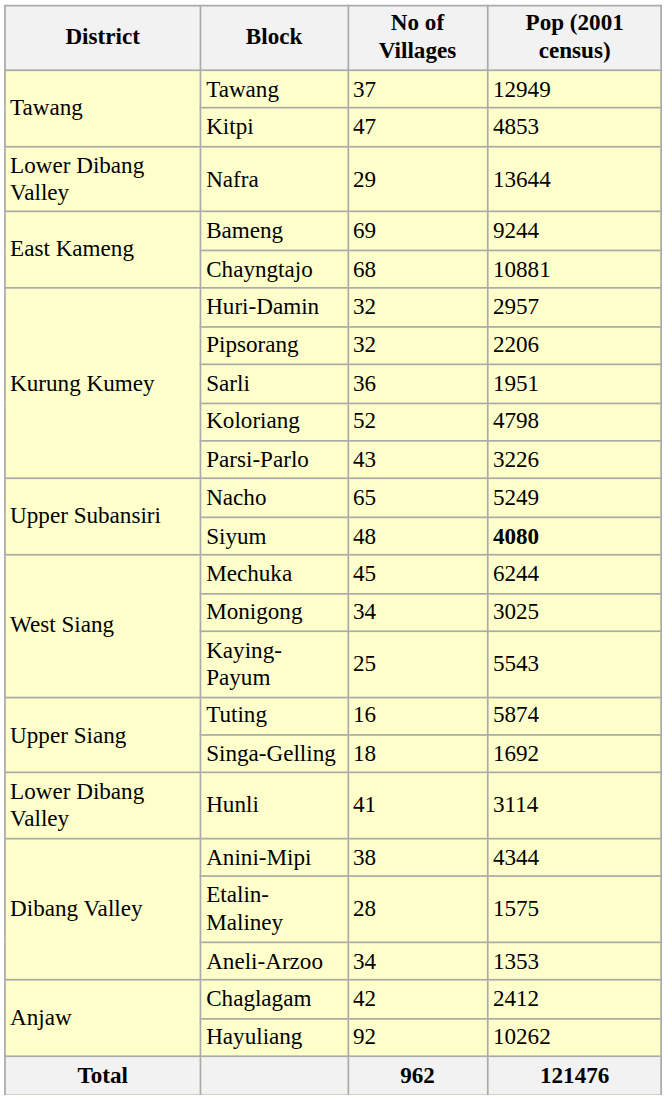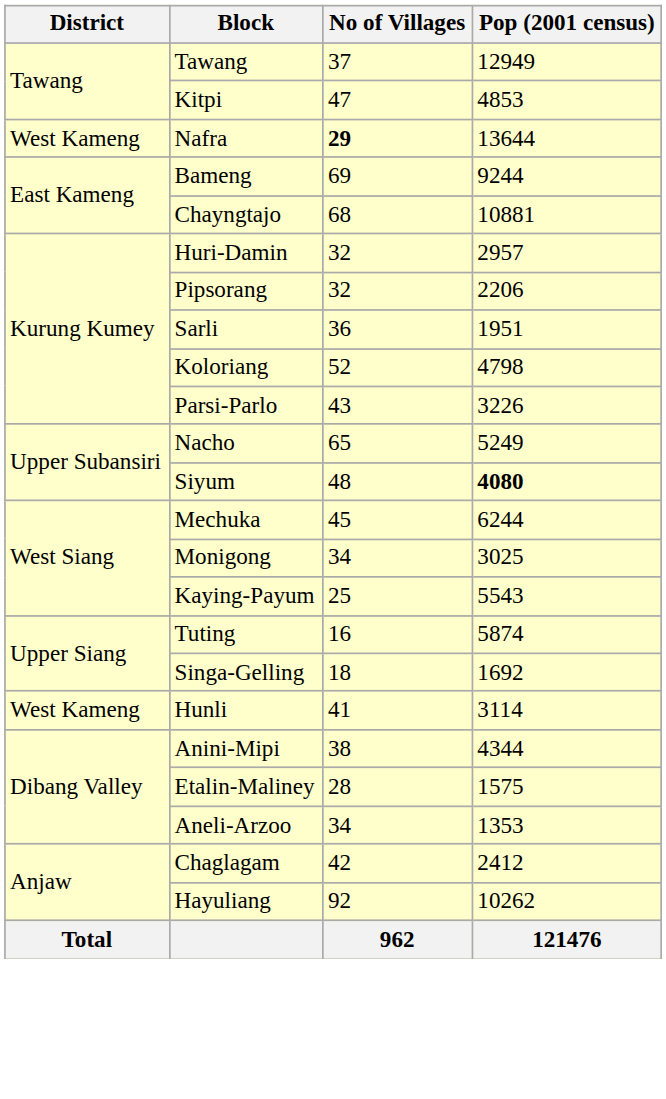(77, 178) Lower Dibang Valley -> (75, 138) West Kameng
(365, 178) normal -> (339, 138) bold
(77, 805) Lower Dibang Valley -> (75, 710) West Kameng
